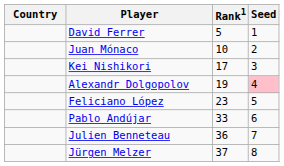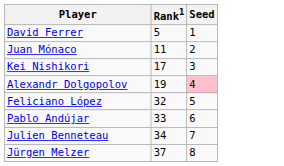- column: (35, 14)
(222, 50) 10 -> (160, 50) 11
(222, 101) 23 -> (160, 101) 32
(222, 136) 36 -> (160, 136) 34
